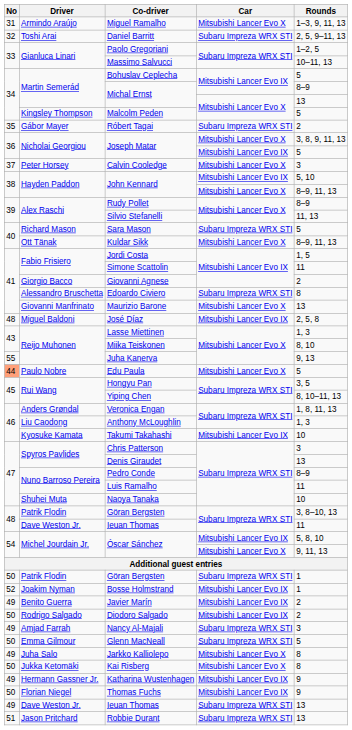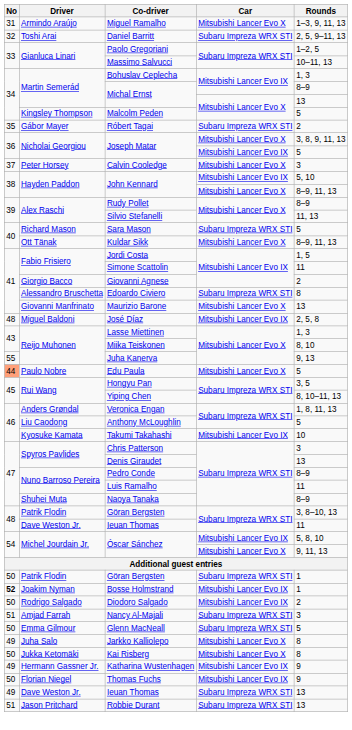(299, 75) 5 -> (303, 75) 1, 3
(303, 422) 1, 3 -> (299, 422) 5
(301, 499) 10 -> (303, 499) 8–9
(11, 589) normal -> (11, 589) bold
- row: (129, 602)
(11, 628) 49 -> (11, 615) 51
